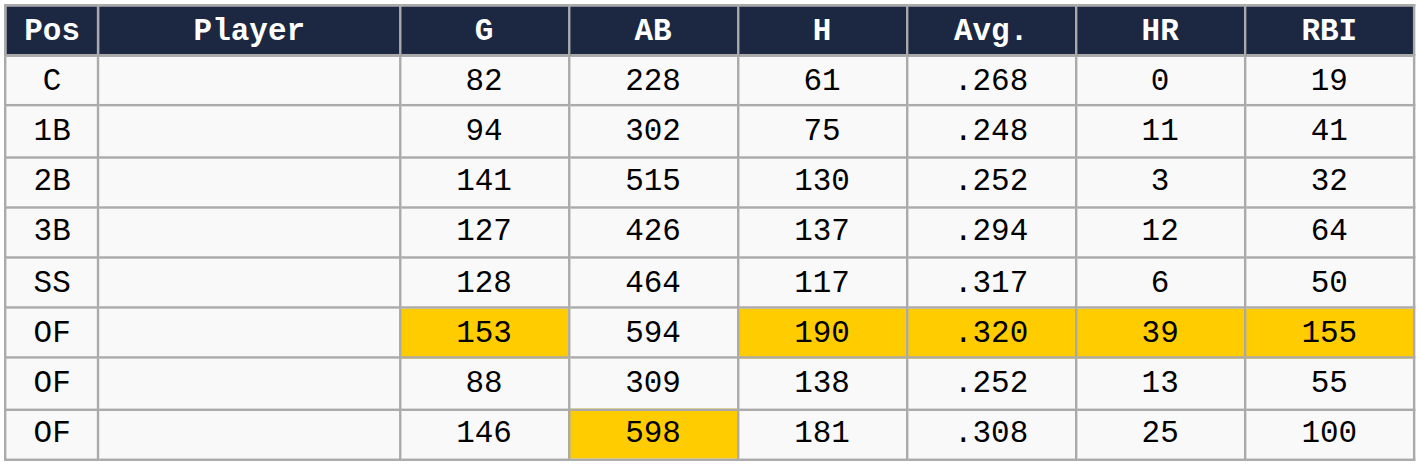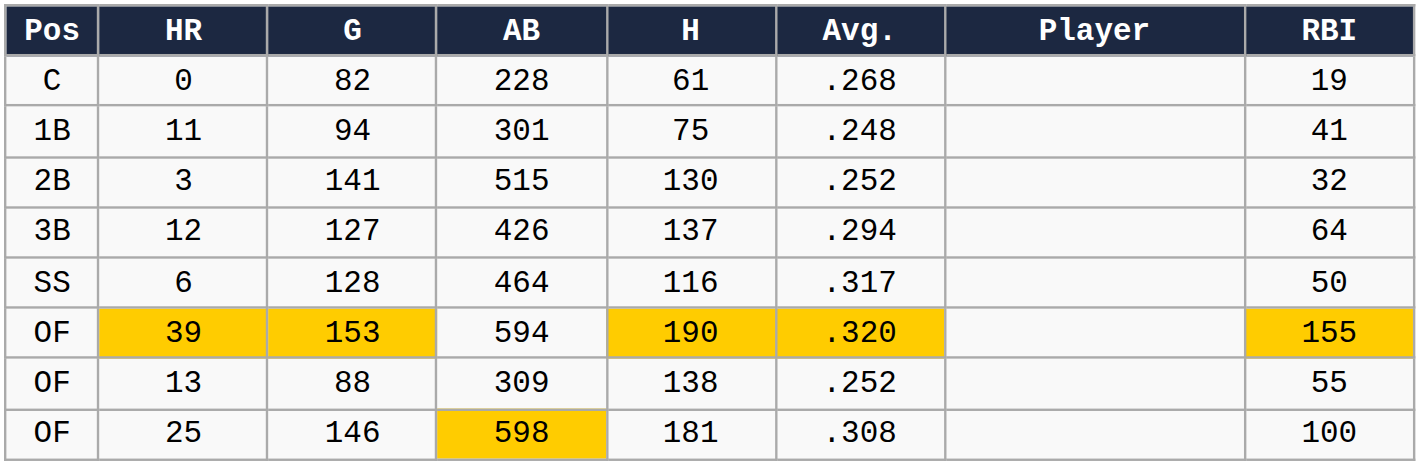columns swapped: (249, 30) <-> (1160, 30)
(653, 131) 302 -> (522, 131) 301
(822, 283) 117 -> (691, 283) 116
